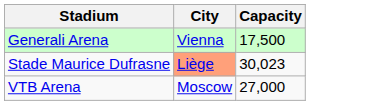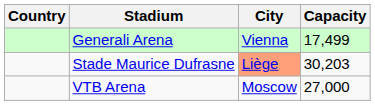+ column: (37, 16)
(262, 40) 17,500 -> (327, 40) 17,499
(262, 64) 30,023 -> (327, 64) 30,203
